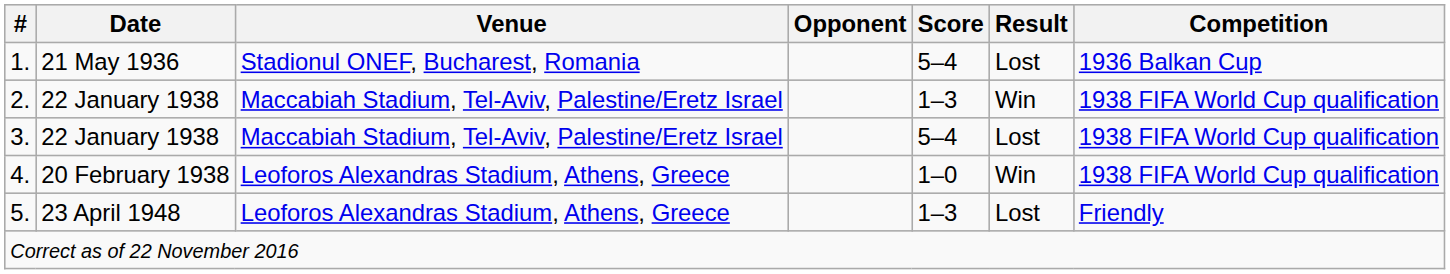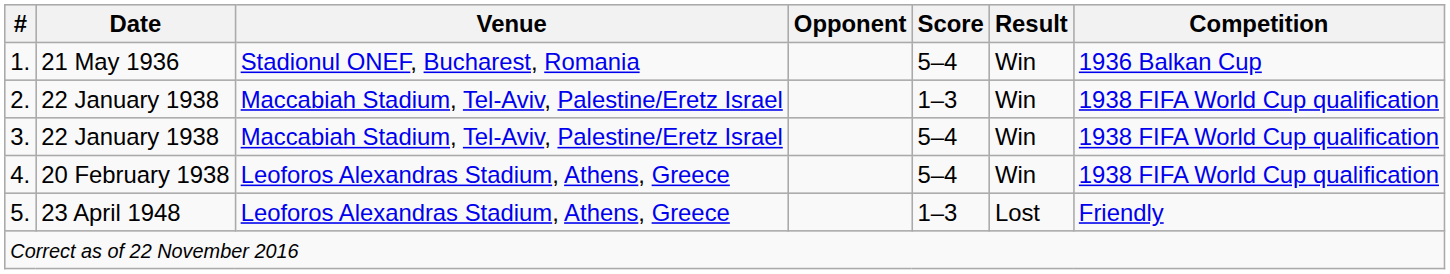(1017, 62) Lost -> (1015, 62) Win
(1017, 137) Lost -> (1015, 137) Win
(937, 175) 1–0 -> (937, 175) 5–4
